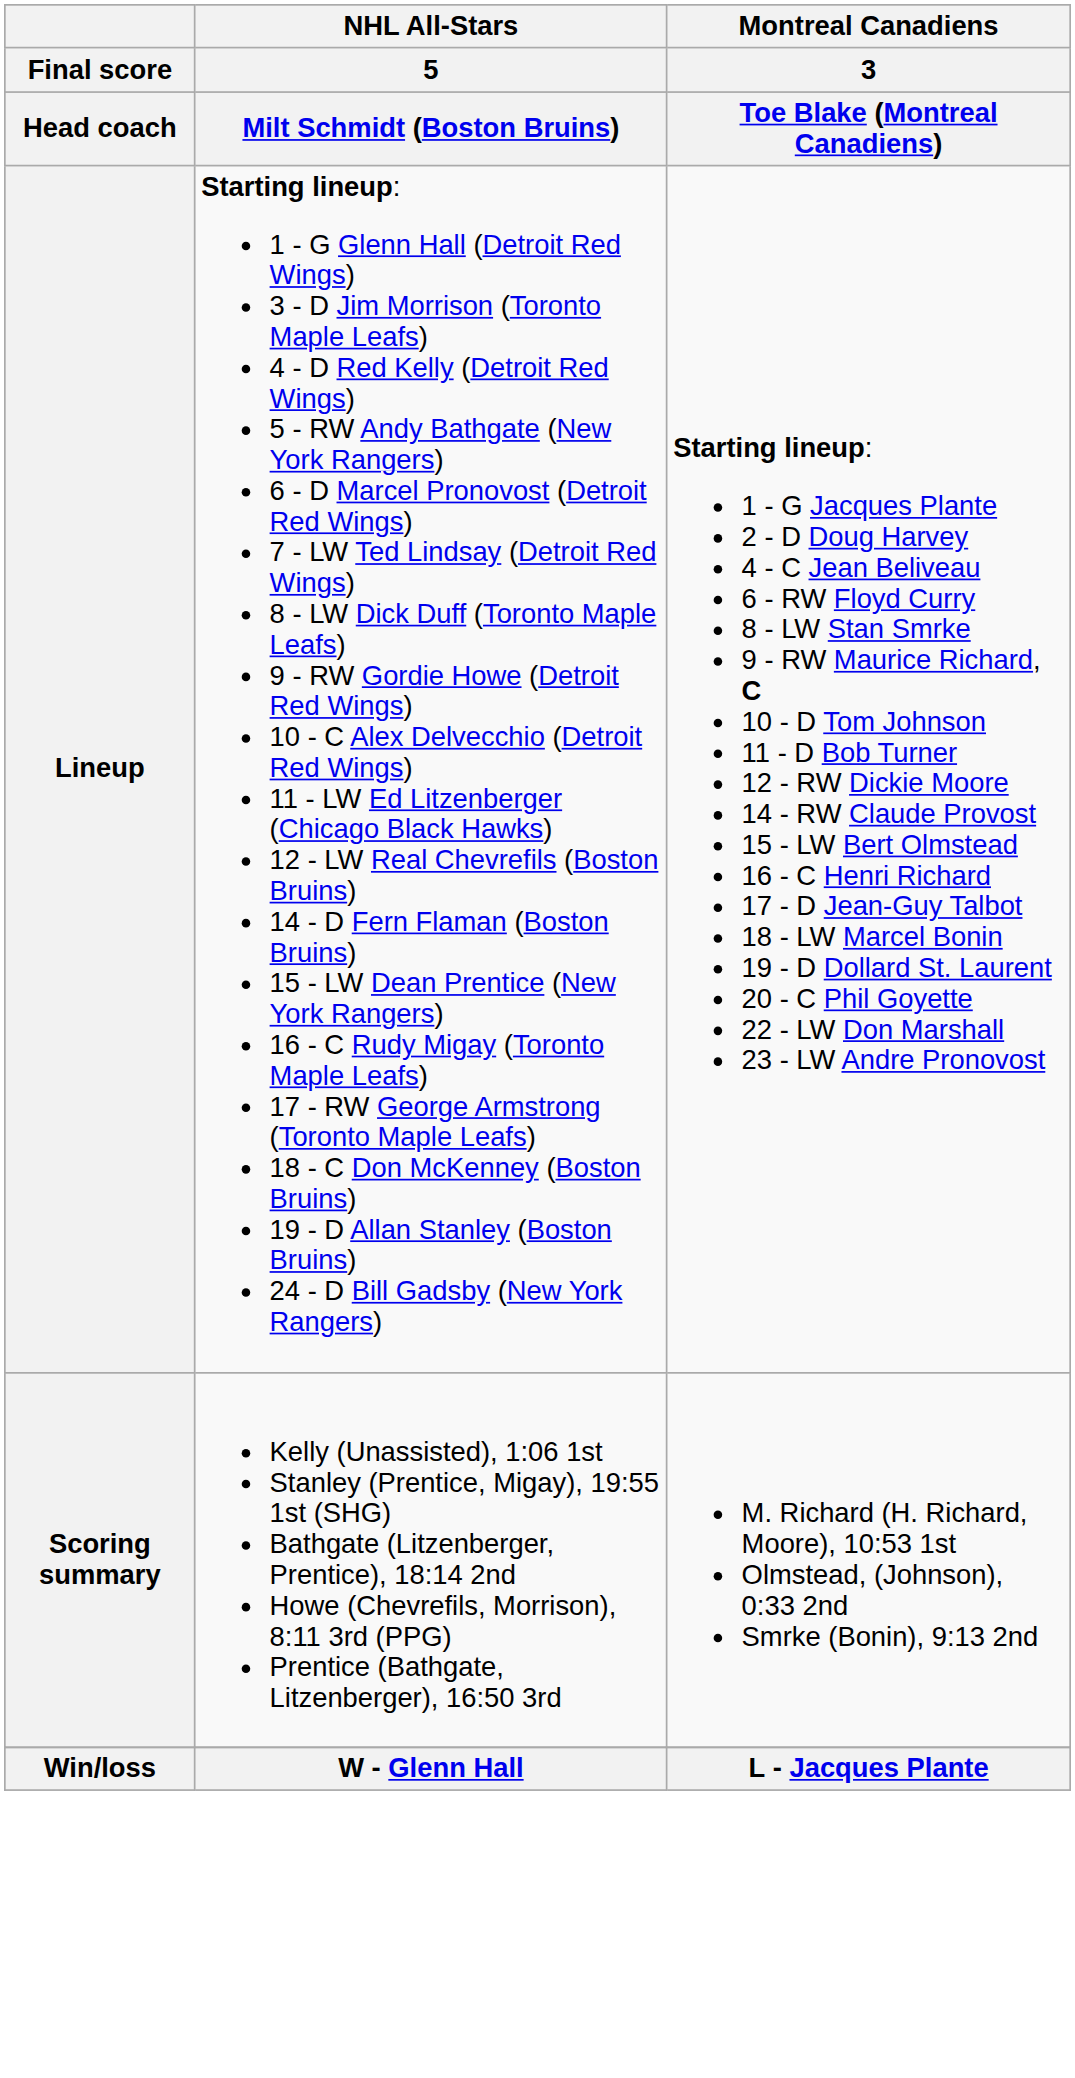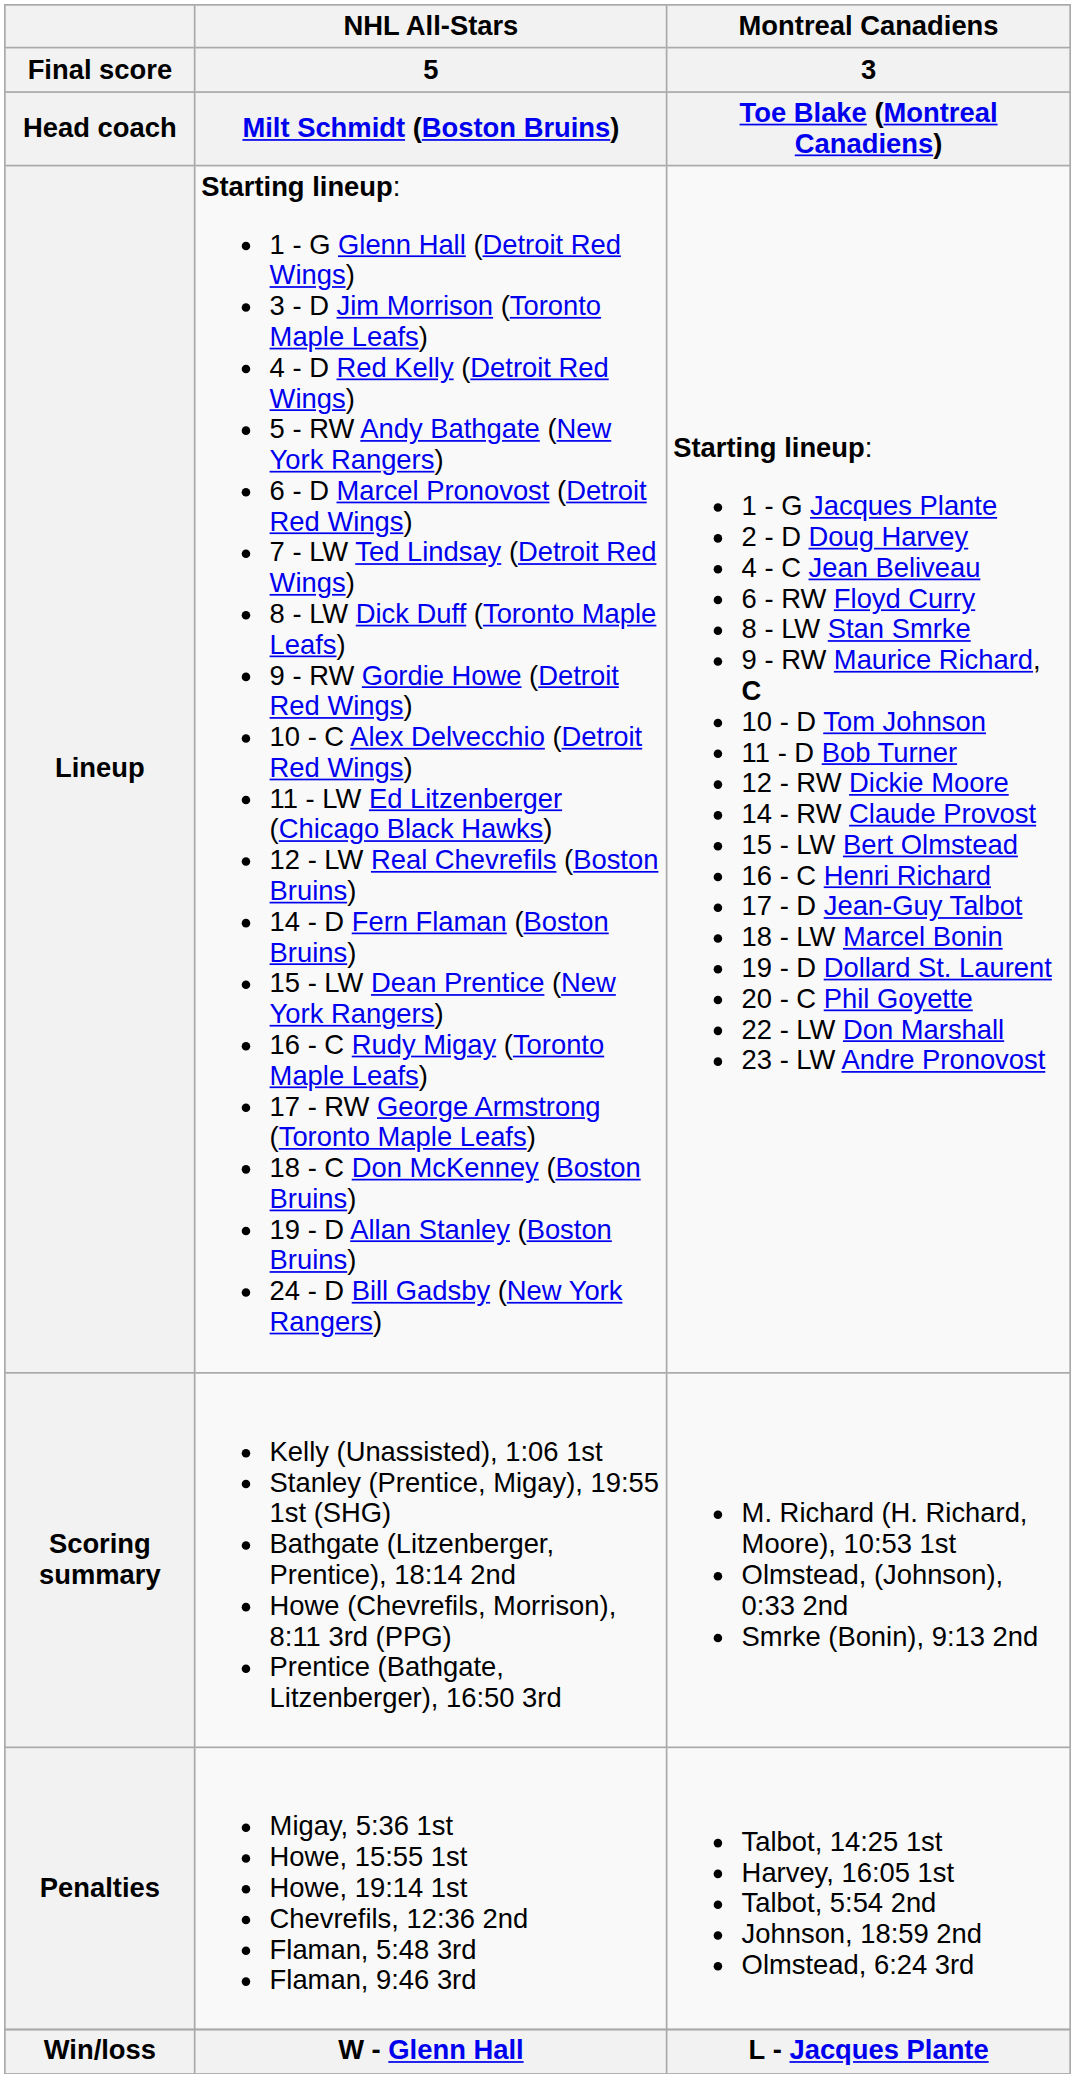+ row: (100, 1888)
